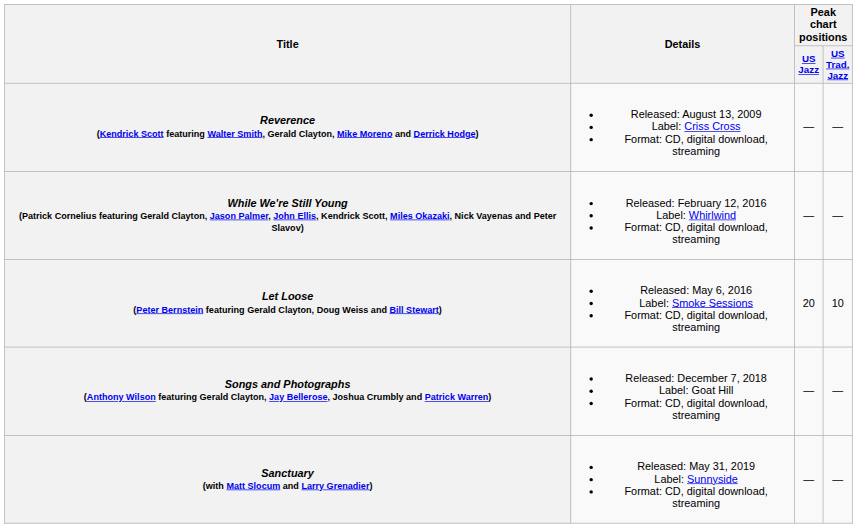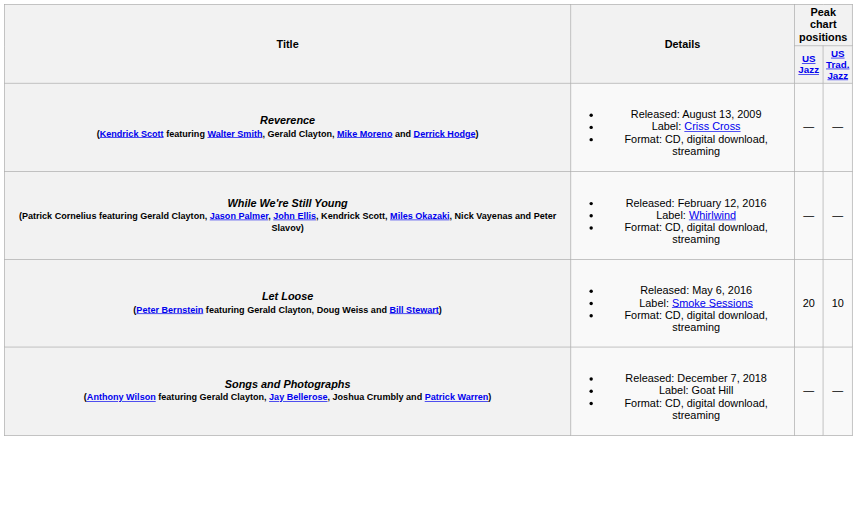- row: (288, 479)
